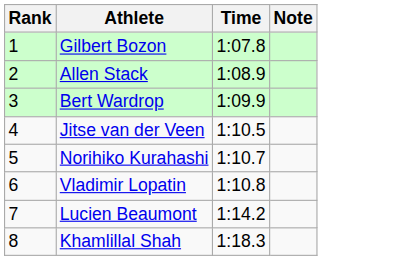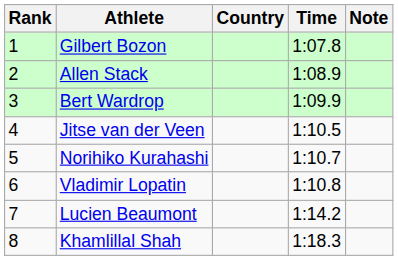+ column: (250, 18)
